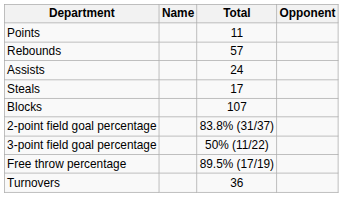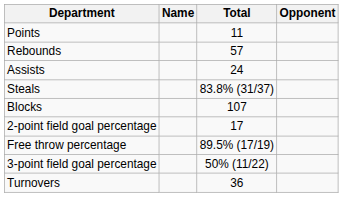(237, 88) 17 -> (237, 88) 83.8% (31/37)
(237, 126) 83.8% (31/37) -> (237, 126) 17
rows swapped: (82, 145) <-> (67, 164)
